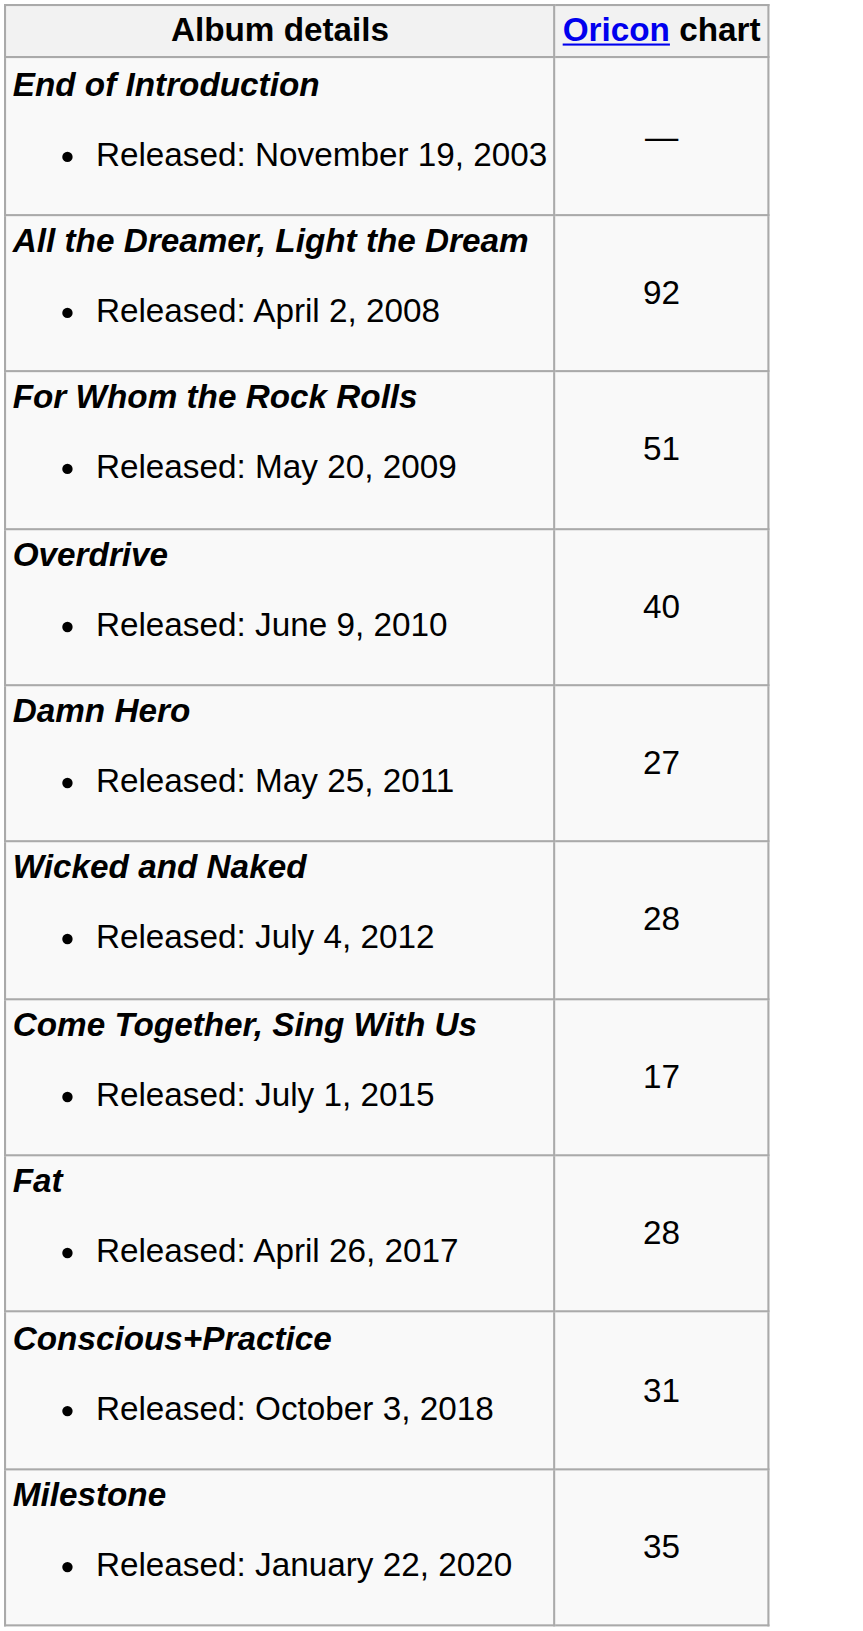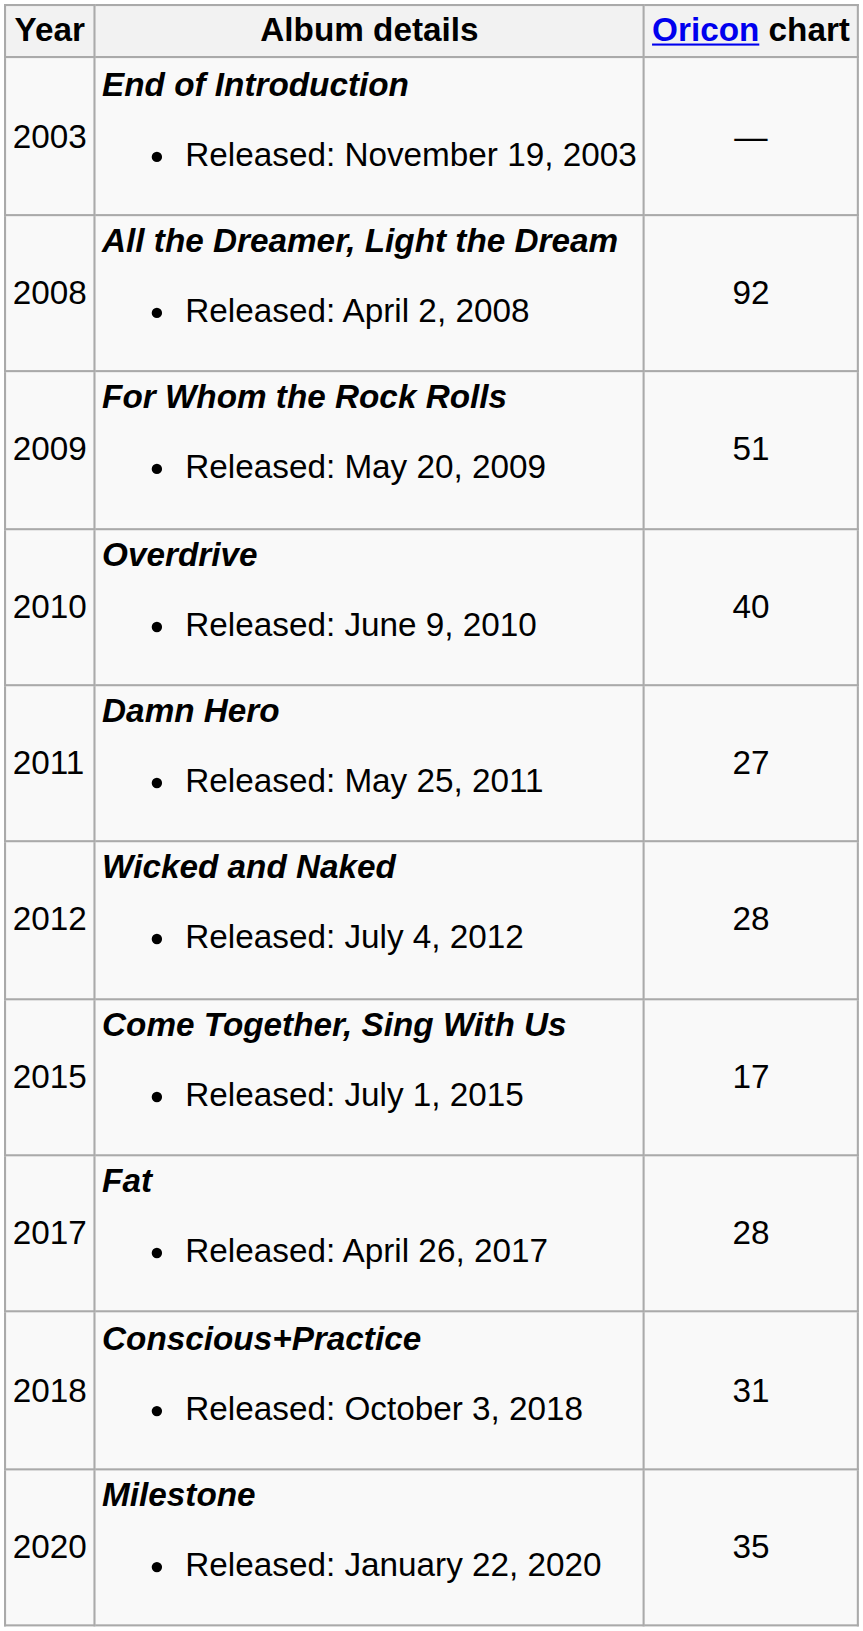+ column: (50, 30)
